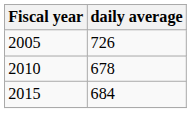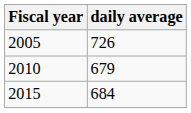(103, 68) 678 -> (103, 68) 679
